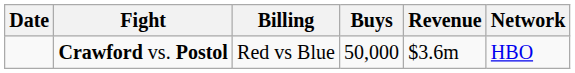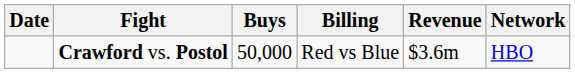columns swapped: (286, 20) <-> (372, 20)
